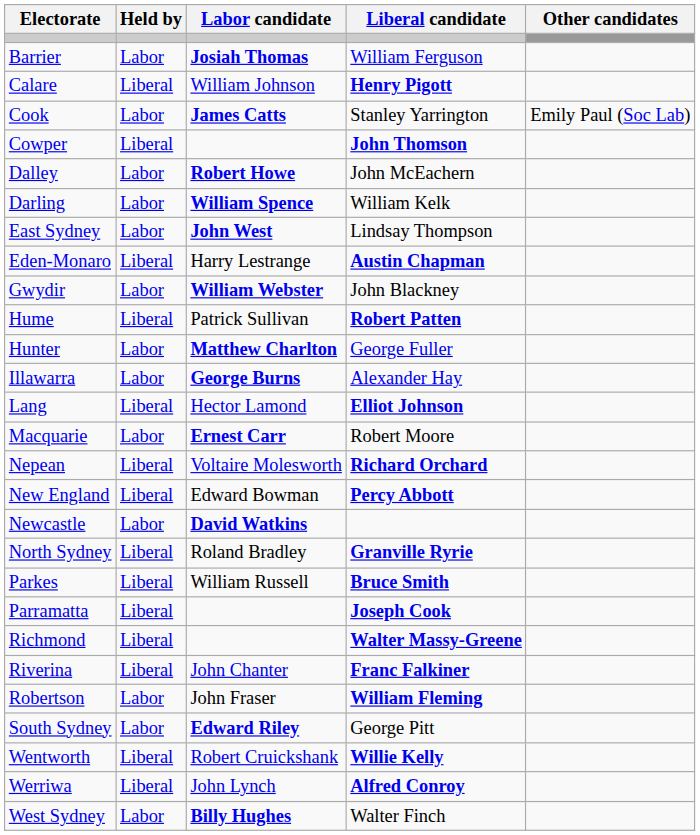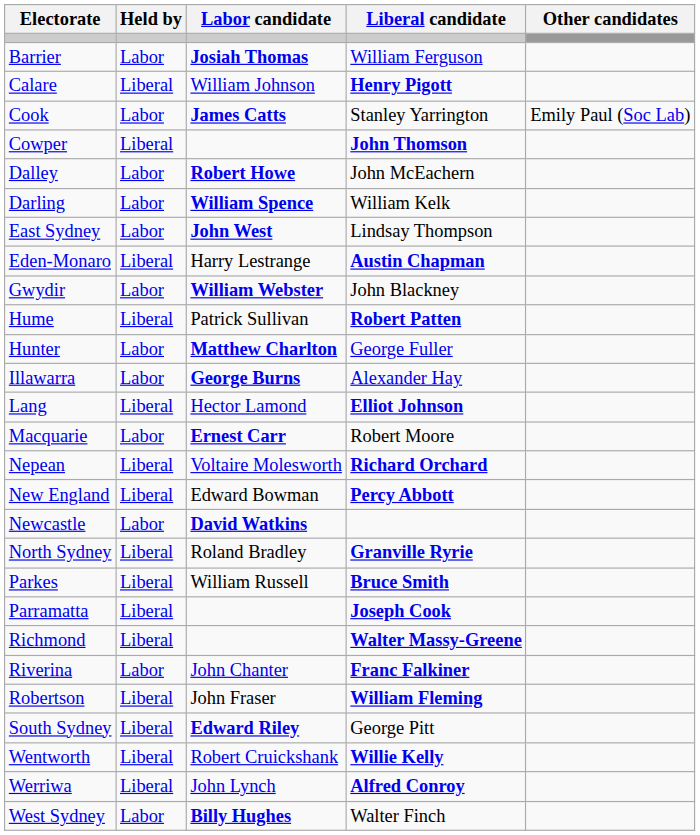(147, 669) Liberal -> (142, 669) Labor
(142, 698) Labor -> (147, 698) Liberal
(142, 727) Labor -> (147, 727) Liberal
